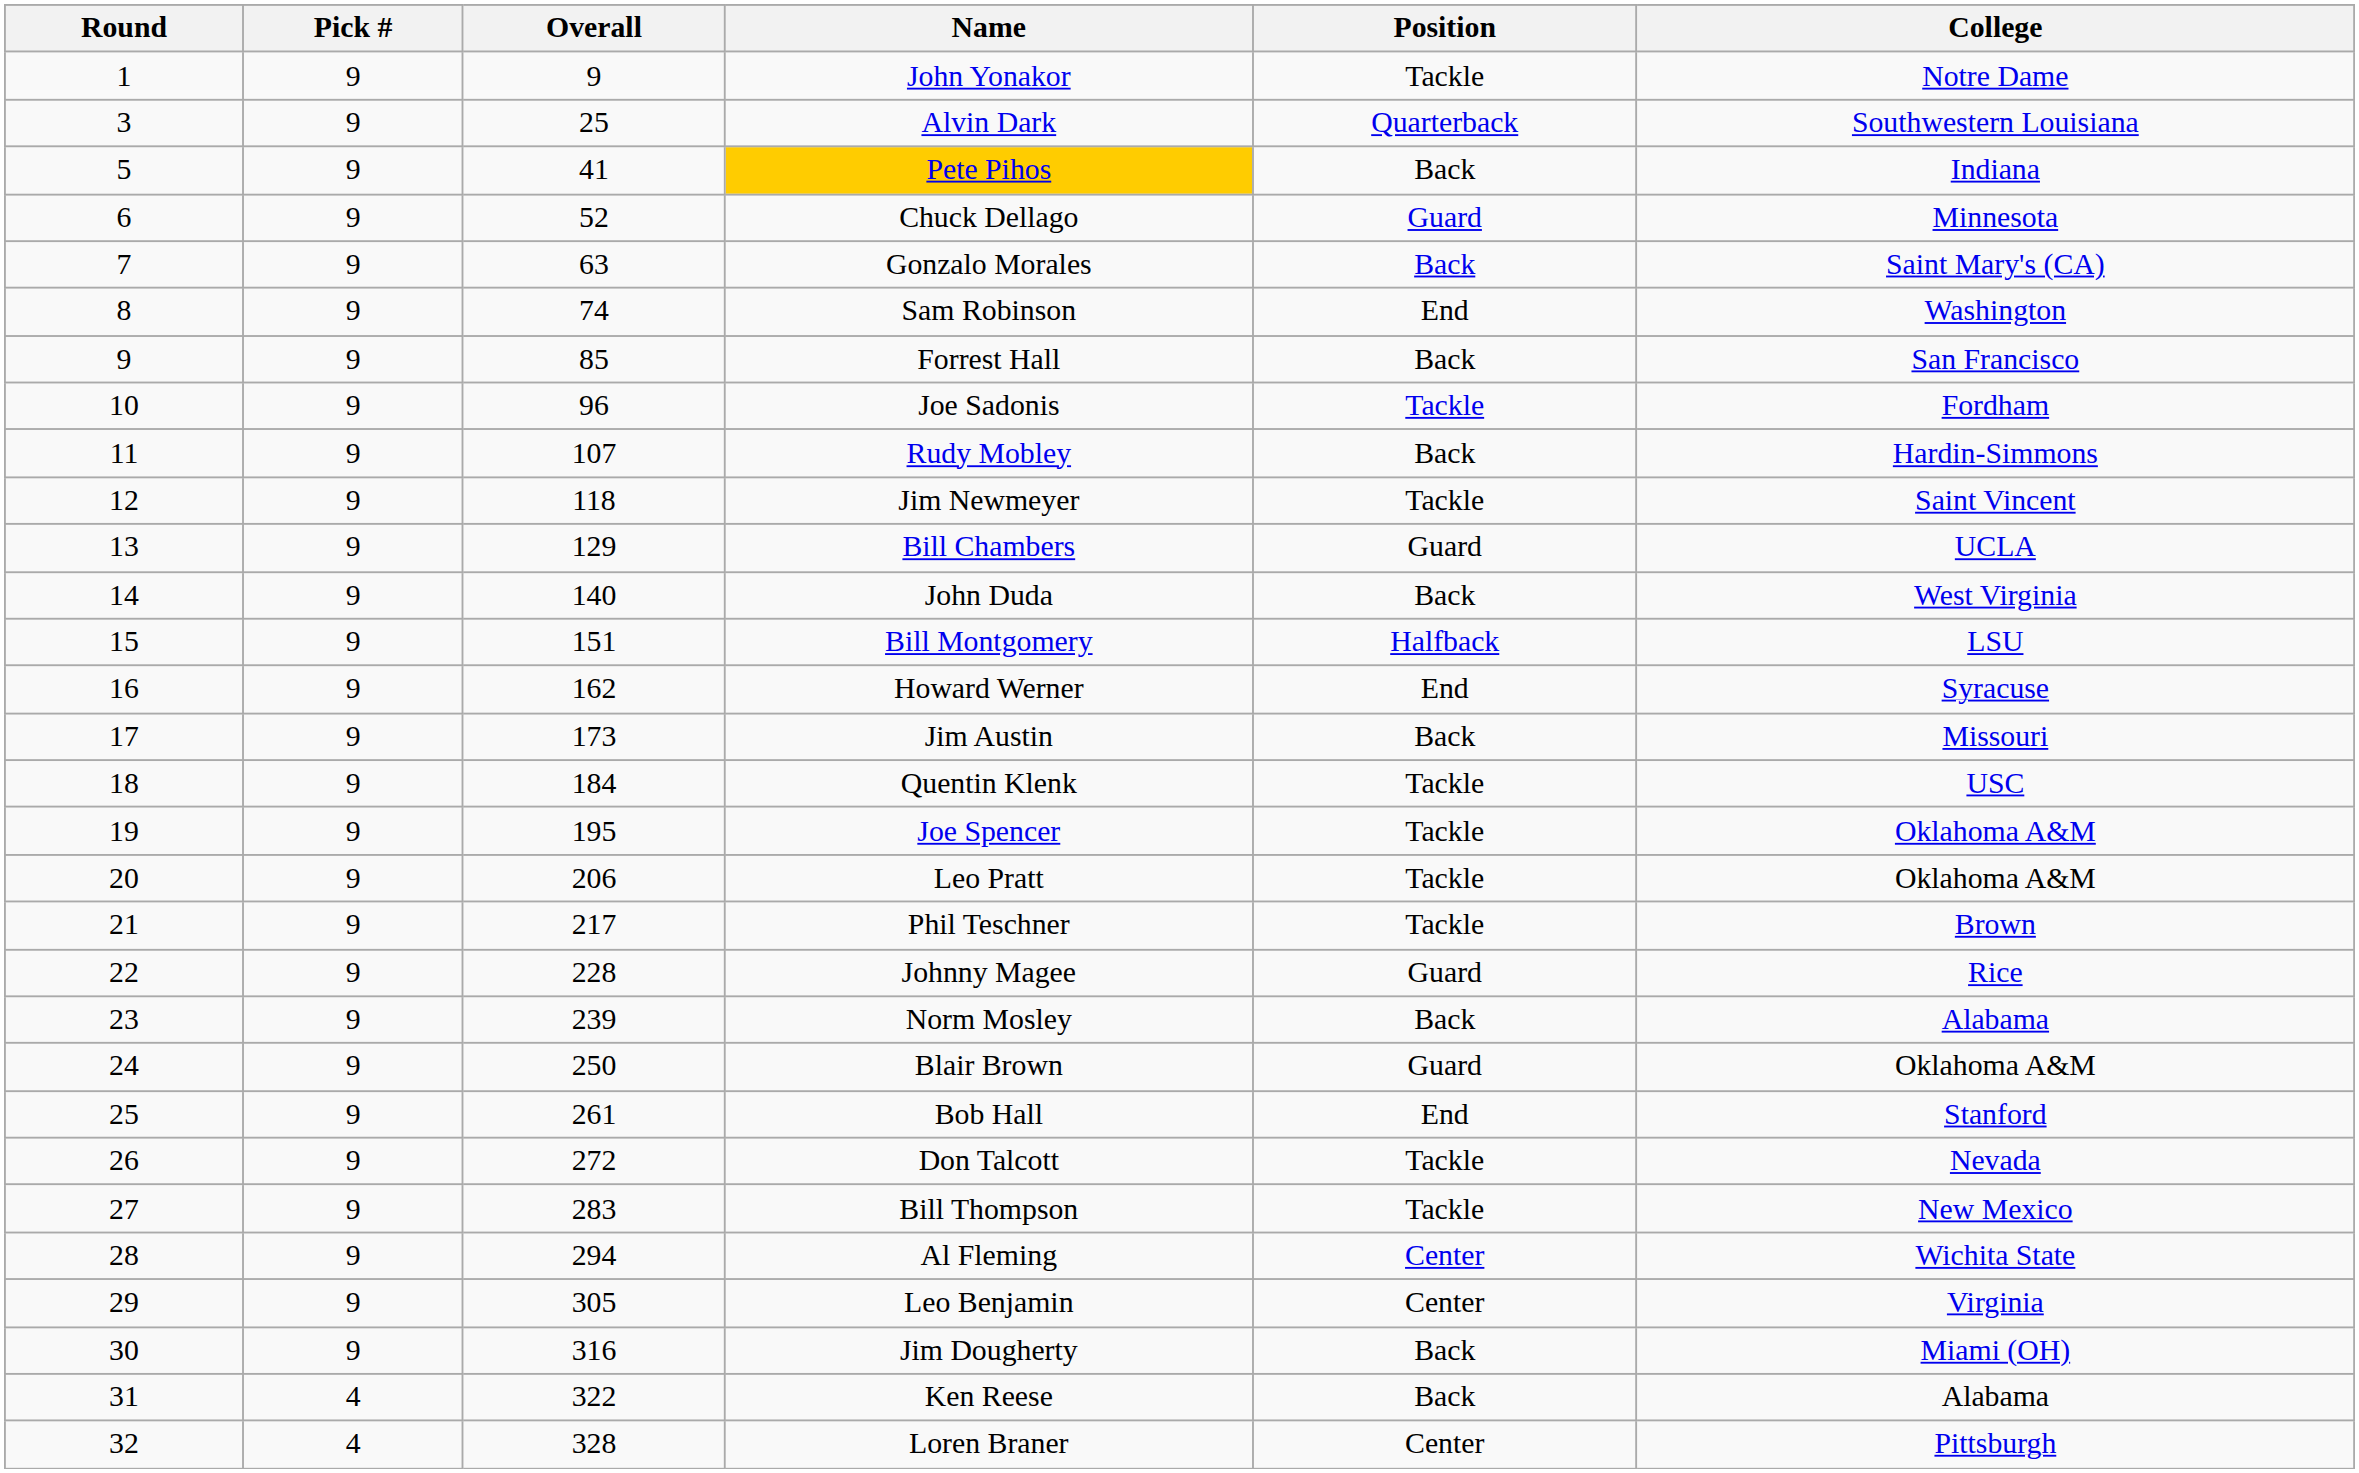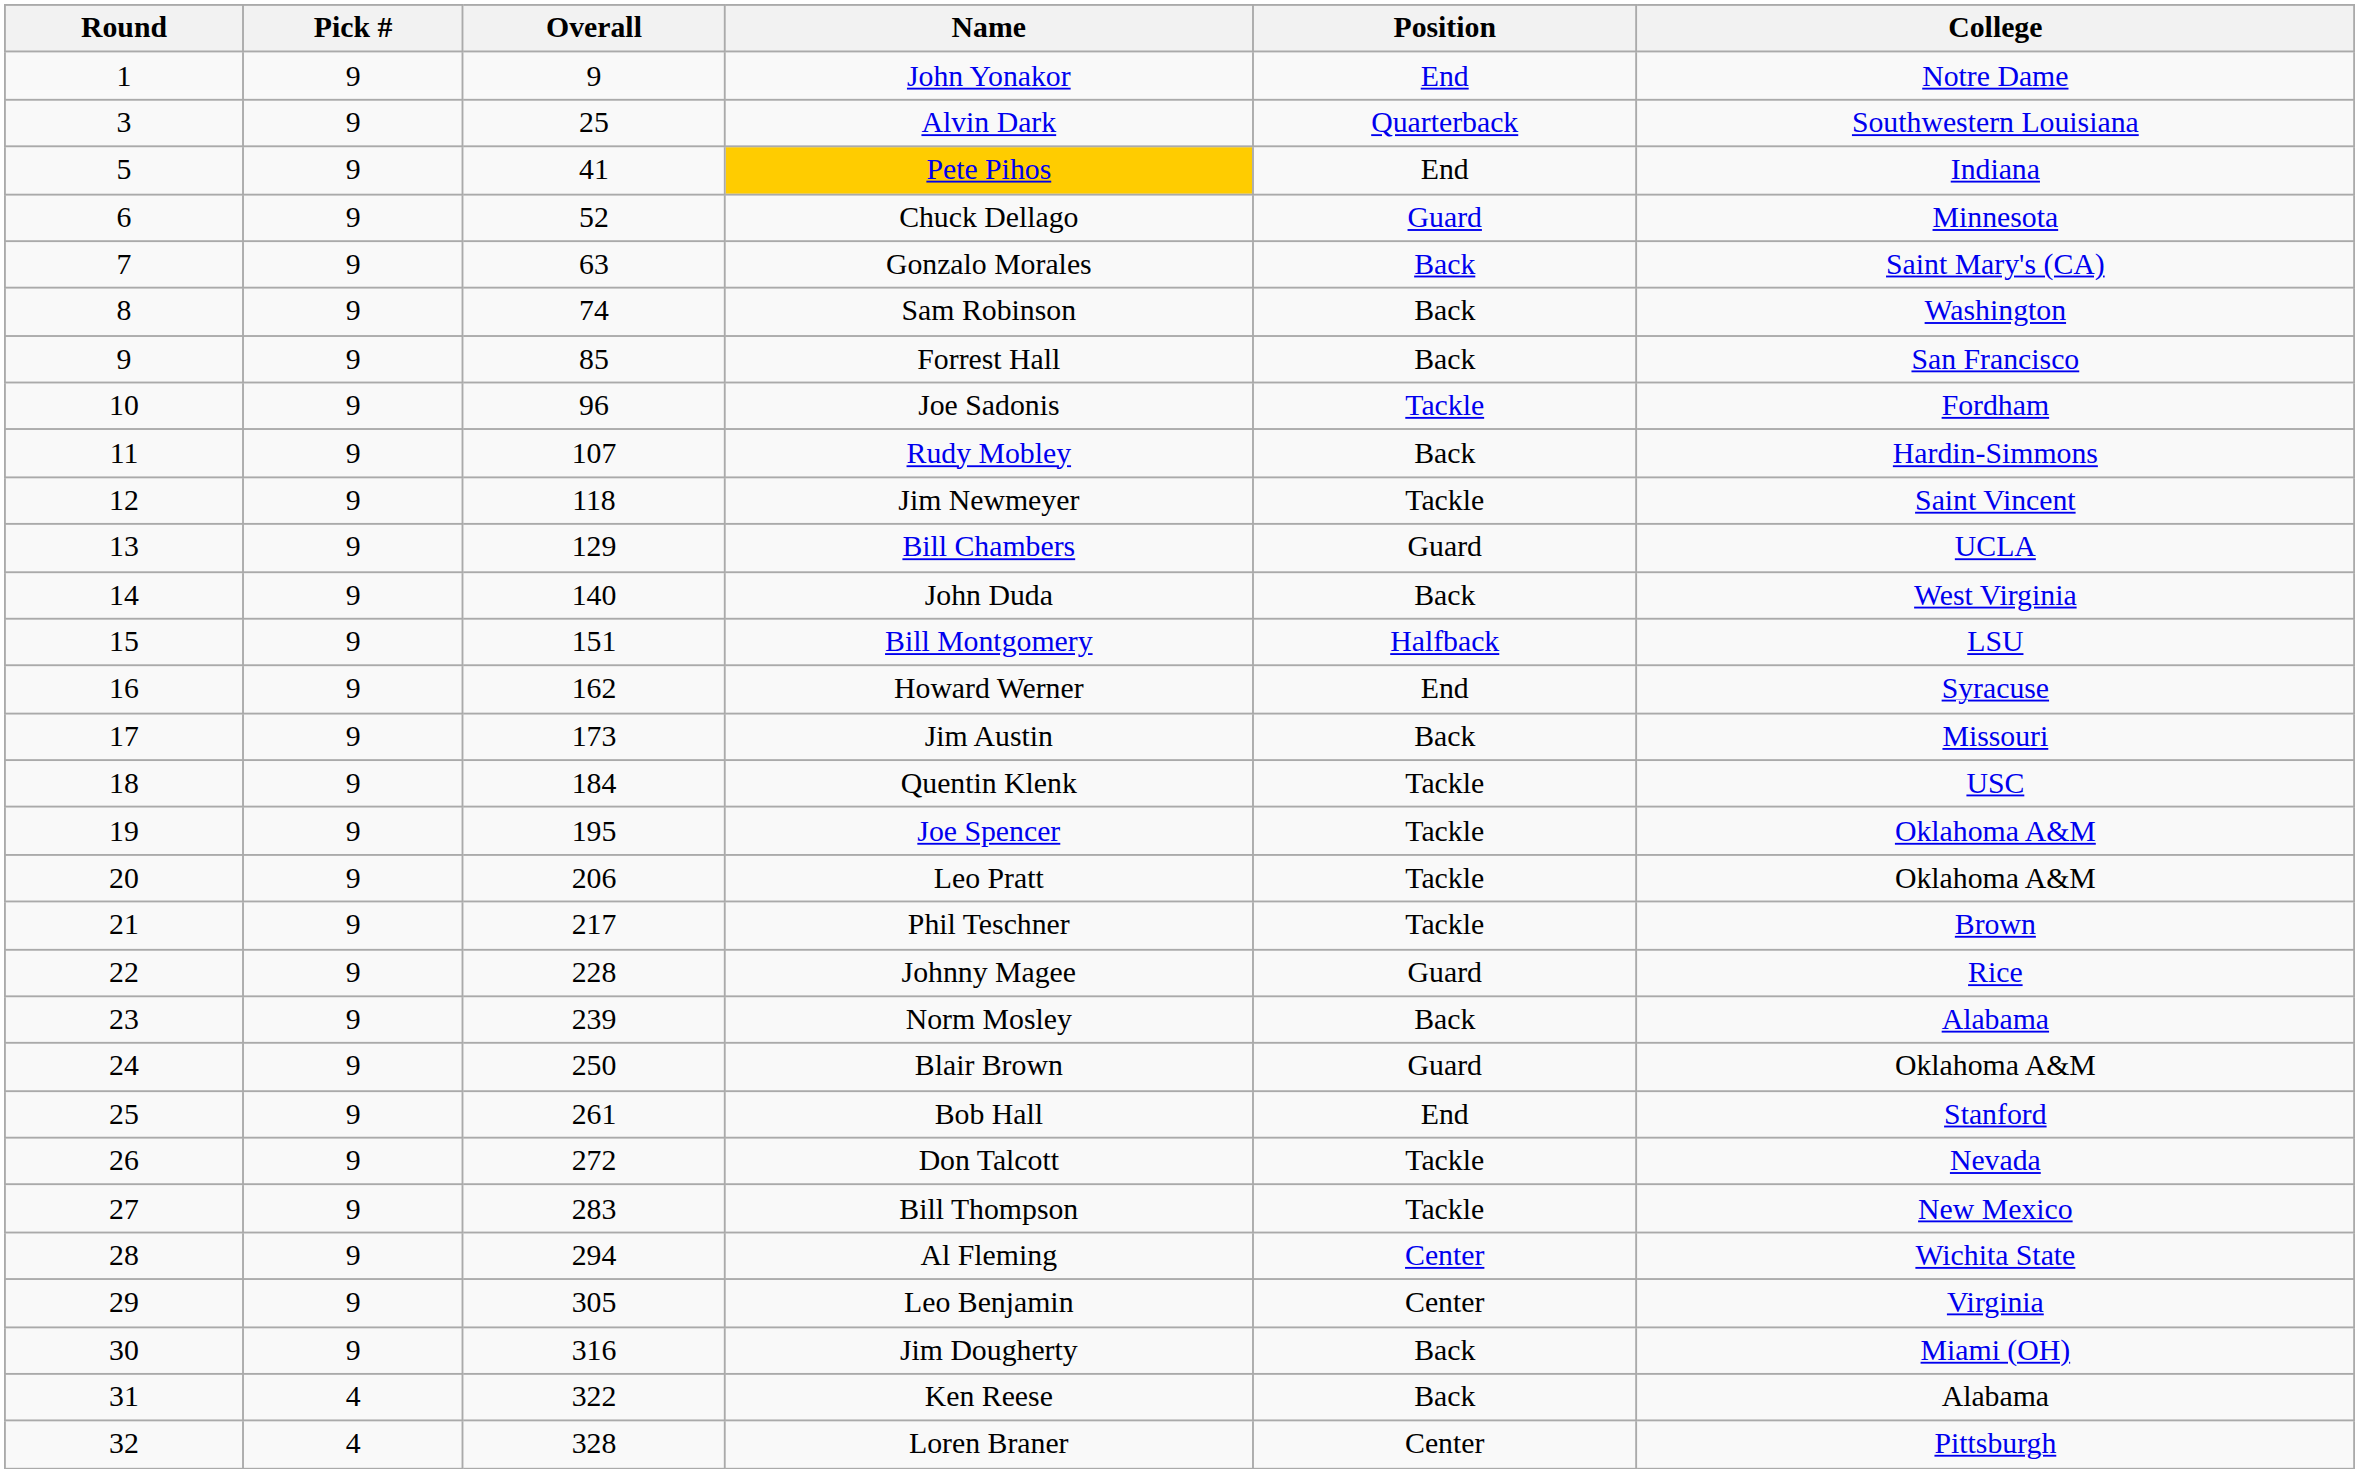(1445, 75) Tackle -> (1445, 75) End
(1445, 169) Back -> (1445, 169) End
(1445, 311) End -> (1445, 311) Back
